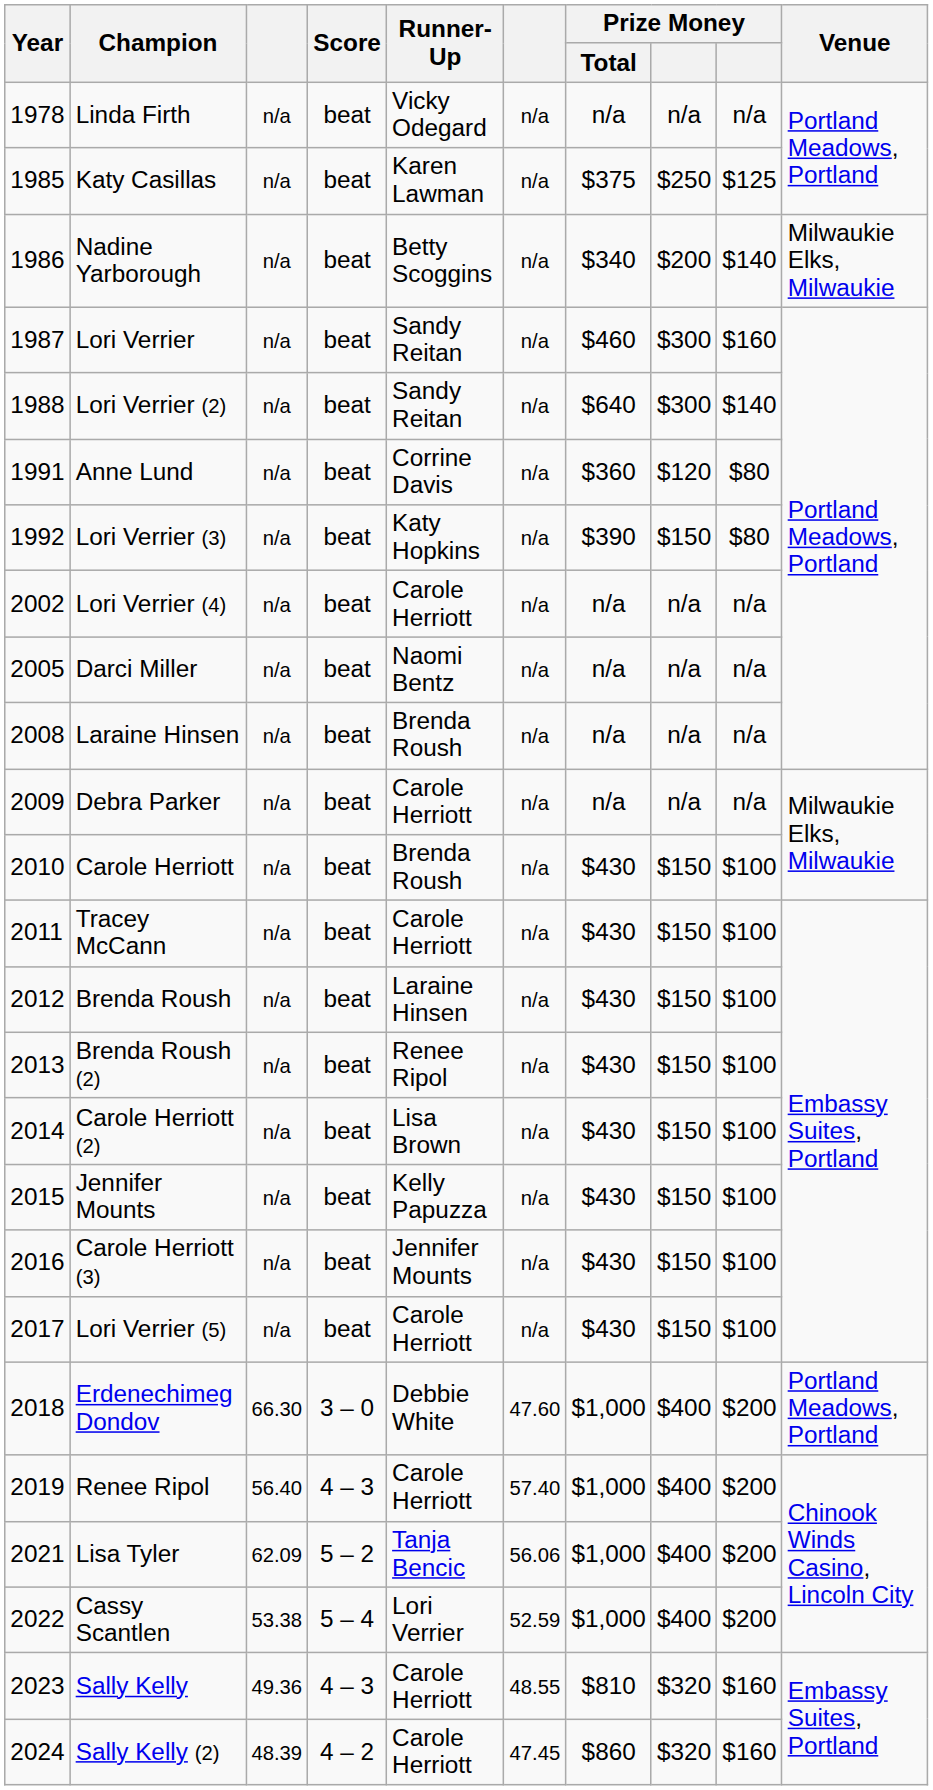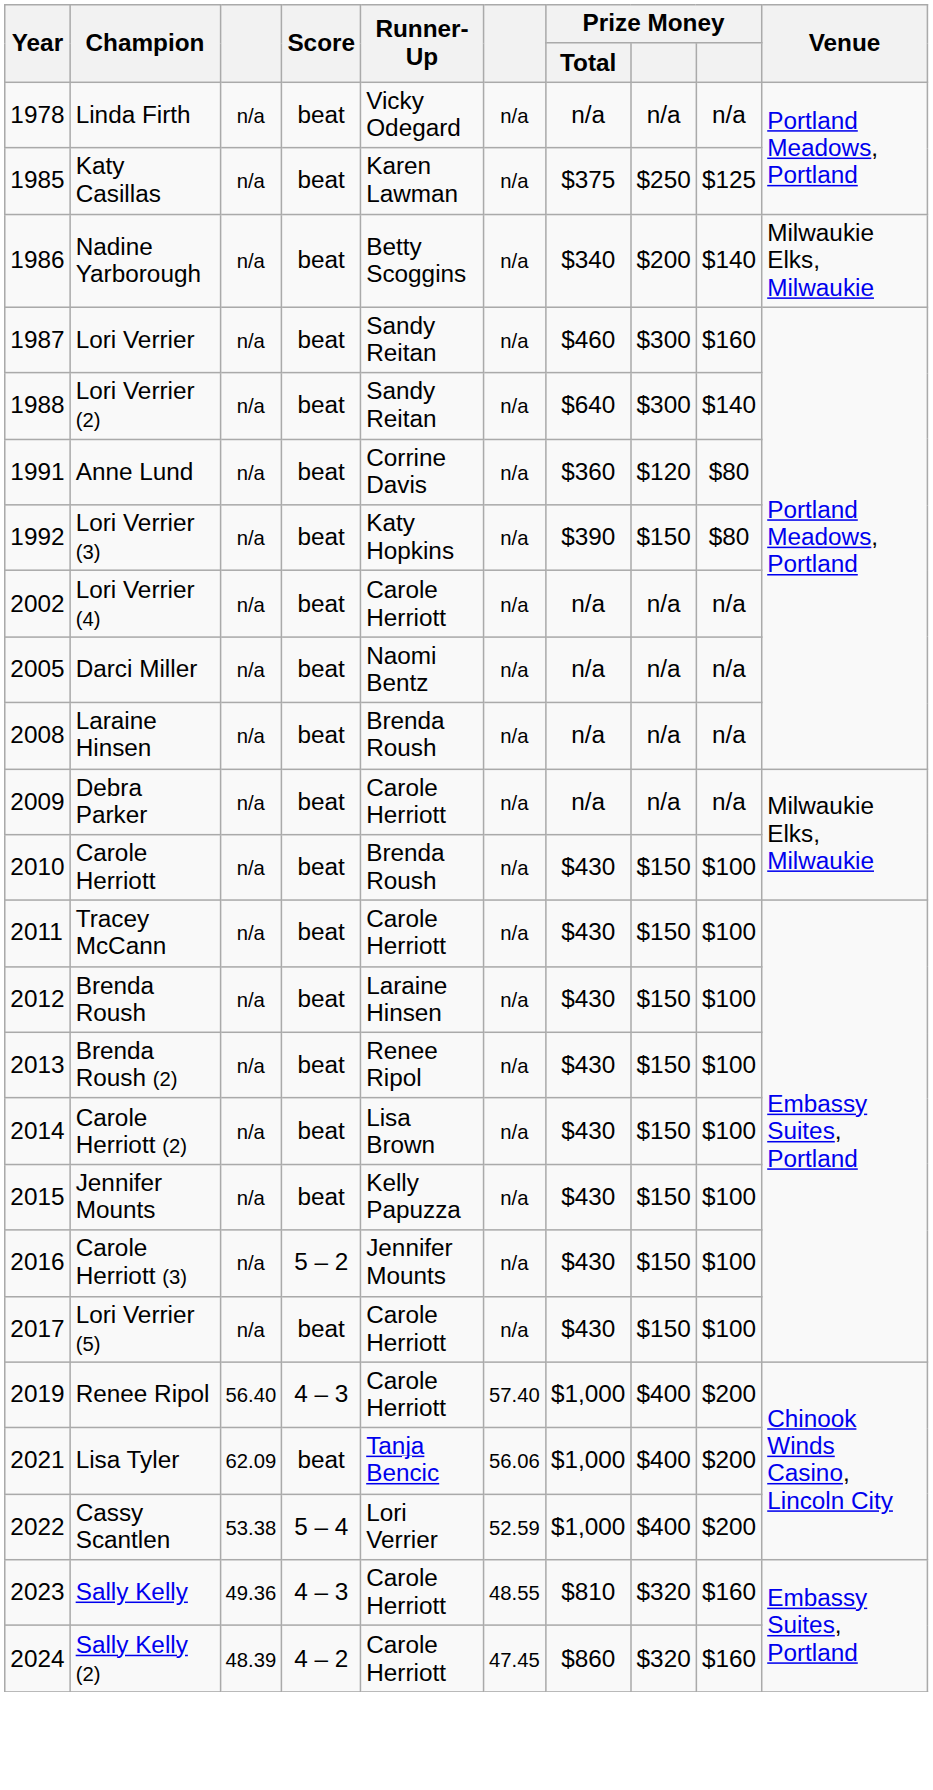(347, 1262) beat -> (321, 1262) 5 – 2
- row: (154, 1408)
(347, 1553) 5 – 2 -> (321, 1460) beat
